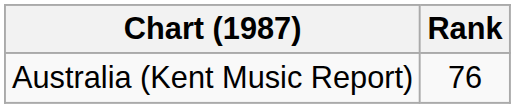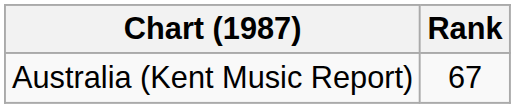(465, 77) 76 -> (465, 77) 67
